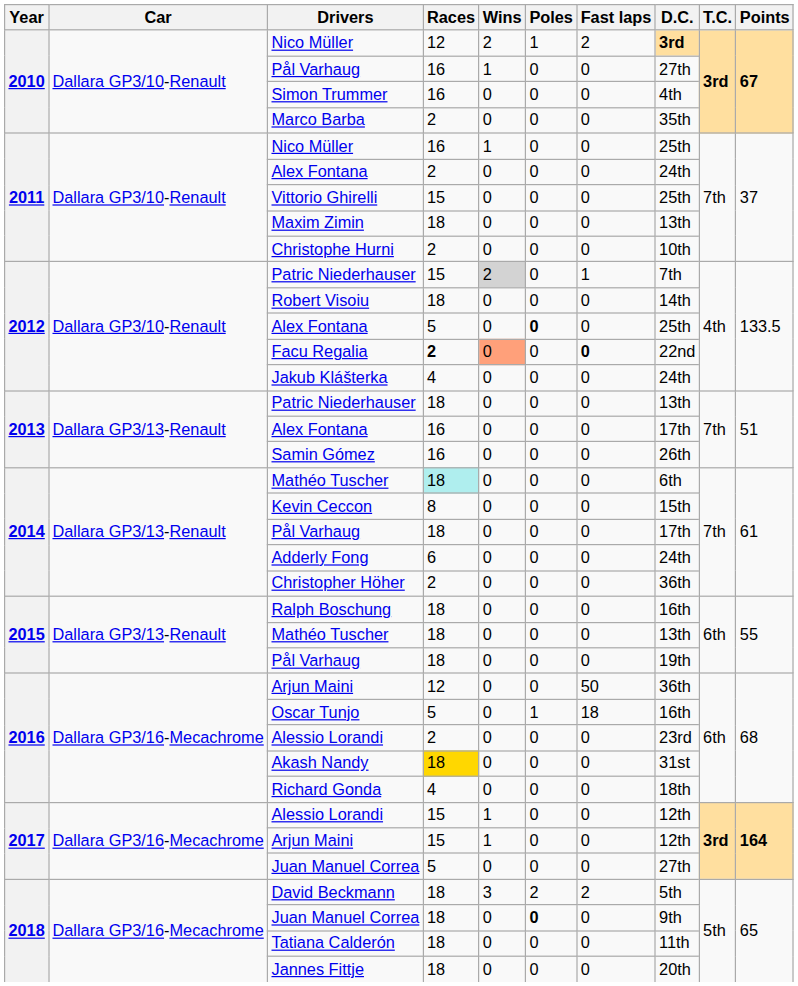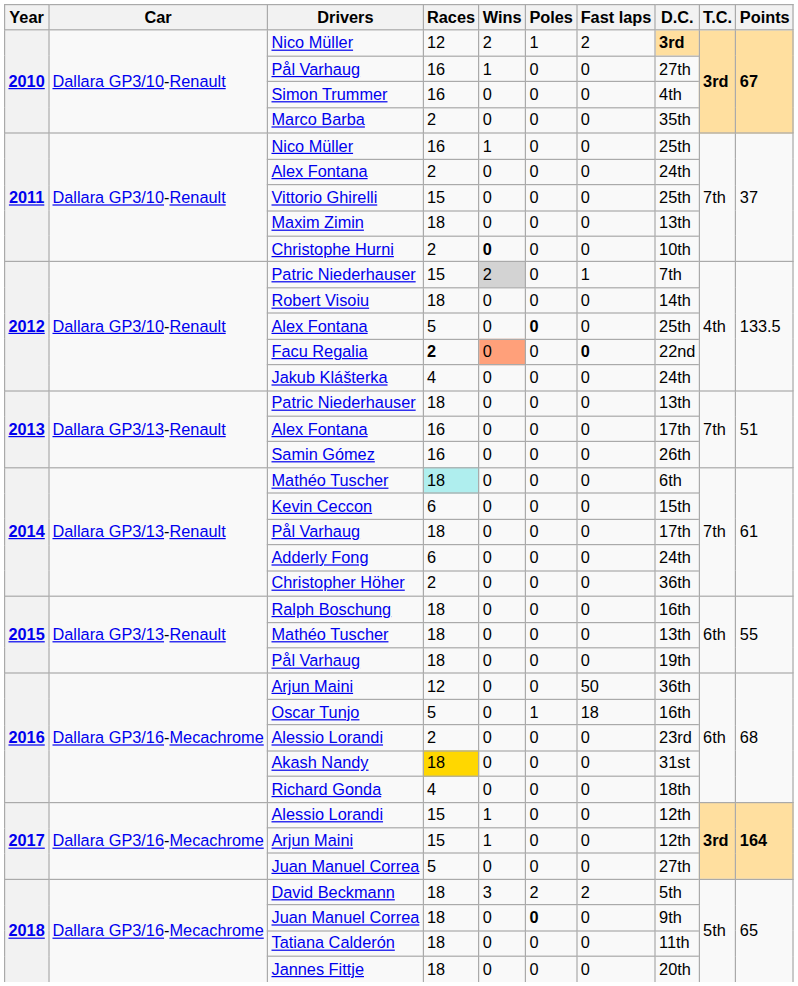(487, 249) normal -> (487, 249) bold
(432, 506) 8 -> (432, 506) 6
